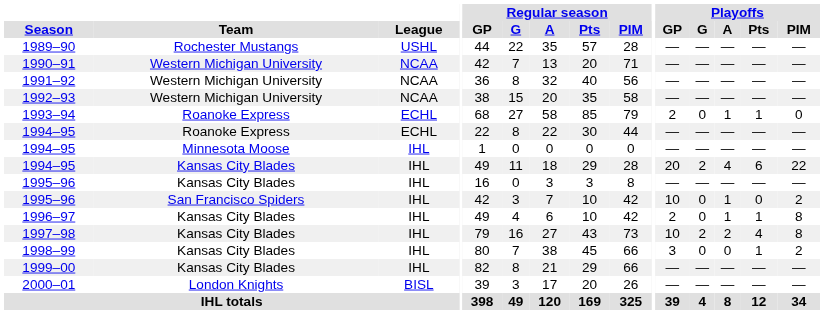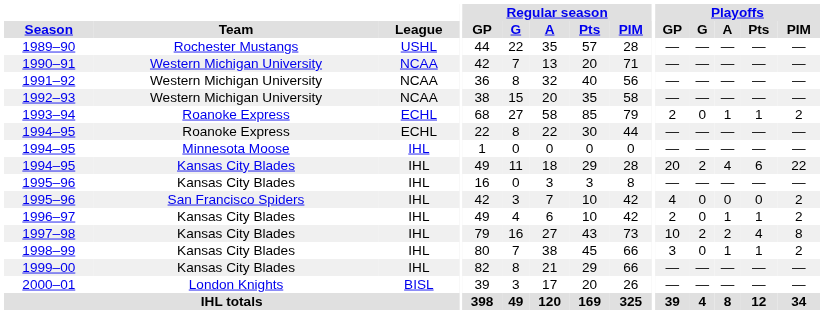(799, 114) 0 -> (799, 114) 2
(672, 199) 10 -> (672, 199) 4
(727, 199) 1 -> (727, 199) 0
(799, 216) 8 -> (799, 216) 2
(727, 250) 0 -> (727, 250) 1
